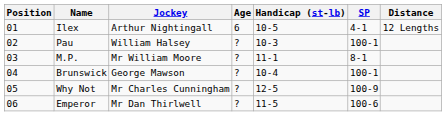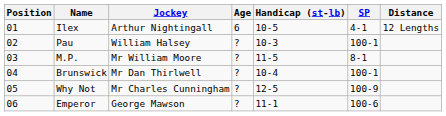(267, 58) 11-1 -> (267, 58) 11-5
(148, 73) George Mawson -> (156, 73) Mr Dan Thirlwell
(156, 104) Mr Dan Thirlwell -> (148, 104) George Mawson
(267, 104) 11-5 -> (267, 104) 11-1
